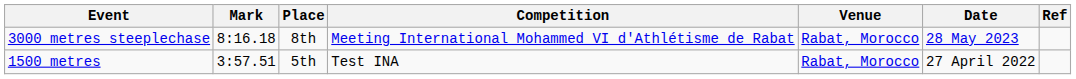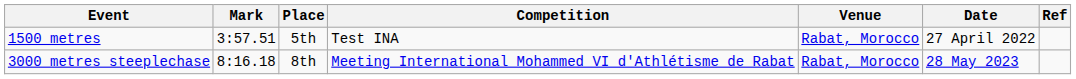rows swapped: (109, 39) <-> (54, 62)
